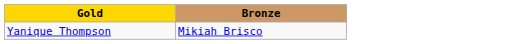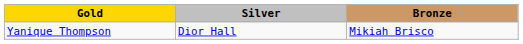+ column: (261, 13)
